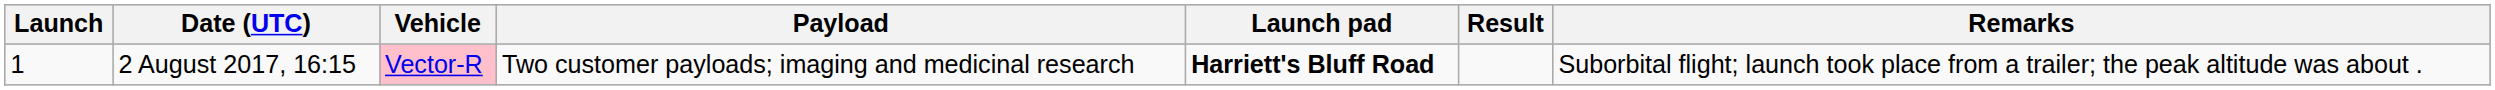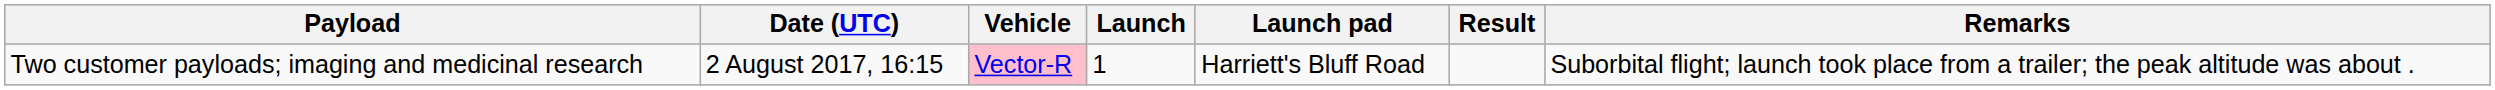columns swapped: (59, 24) <-> (841, 24)
(1313, 64) bold -> (1313, 64) normal
